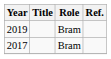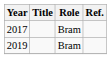rows swapped: (17, 45) <-> (17, 29)
